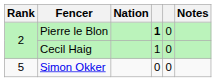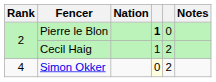(169, 49) 0 -> (169, 49) 2
(21, 67) 5 -> (21, 67) 4
(157, 67) no background -> (157, 67) lightyellow background
(169, 67) 0 -> (169, 67) 2
